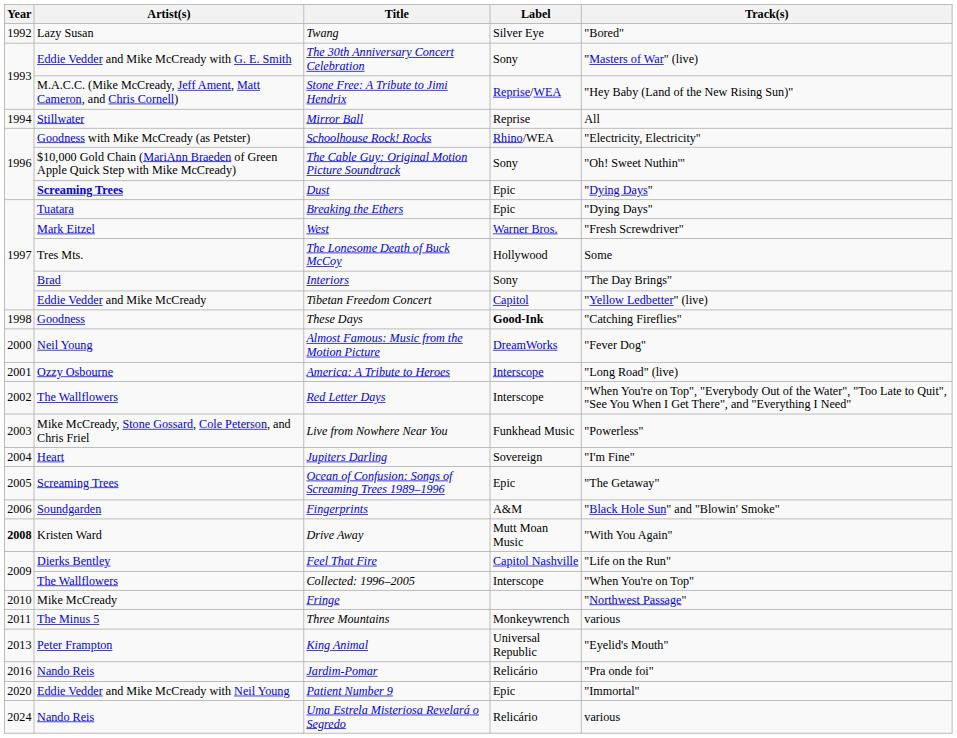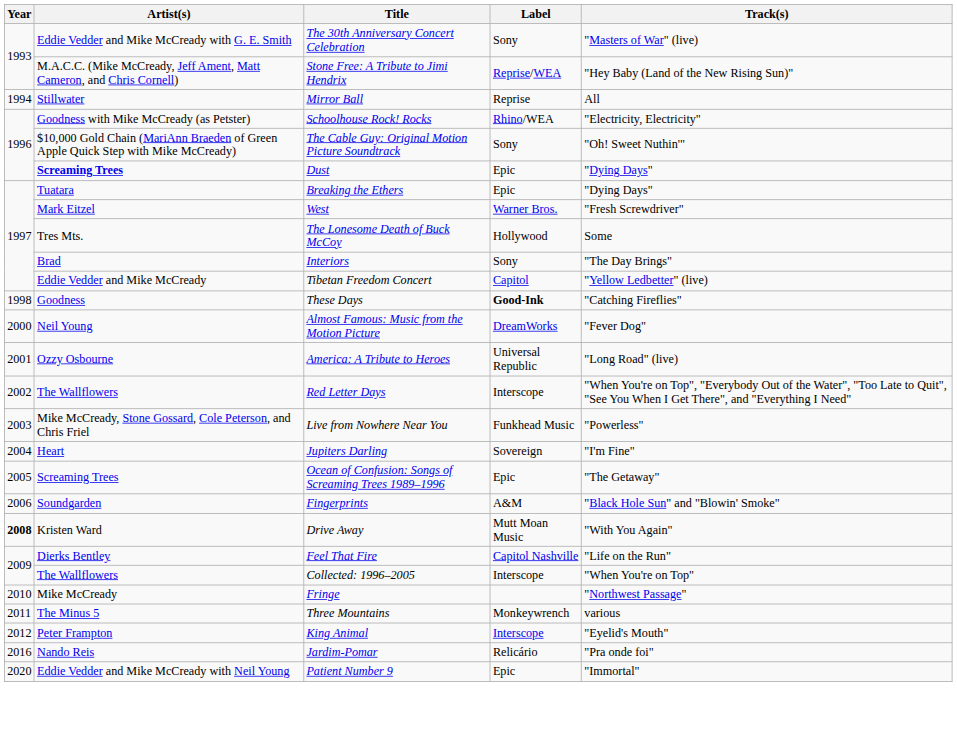- row: (323, 33)
(518, 371) Interscope -> (517, 359) Universal Republic
(19, 645) 2013 -> (19, 633) 2012
(517, 645) Universal Republic -> (518, 633) Interscope
- row: (393, 717)
